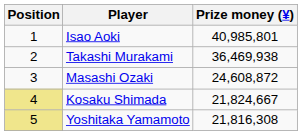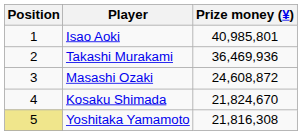(245, 57) 36,469,938 -> (245, 57) 36,469,936
(34, 99) khaki background -> (34, 99) no background
(245, 99) 21,824,667 -> (245, 99) 21,824,670
